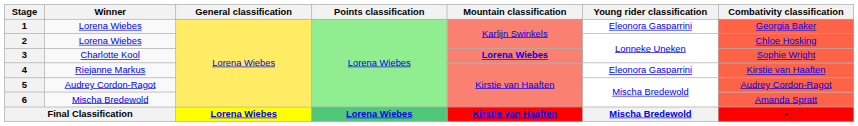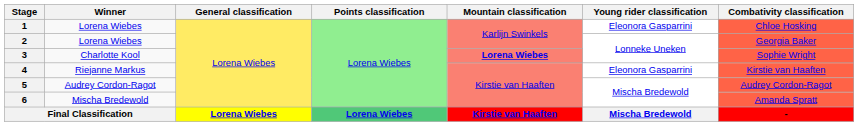(786, 26) Georgia Baker -> (786, 26) Chloe Hosking
(786, 41) Chloe Hosking -> (786, 41) Georgia Baker
